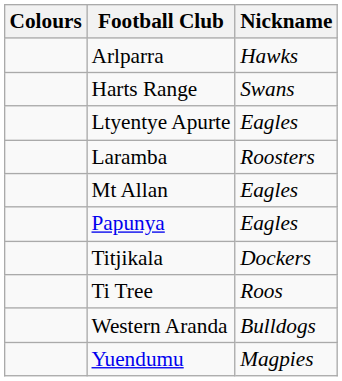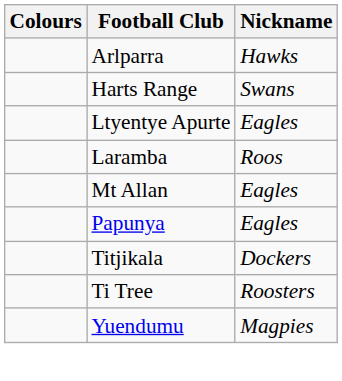(277, 156) Roosters -> (261, 156) Roos
(261, 291) Roos -> (277, 291) Roosters
- row: (159, 325)
